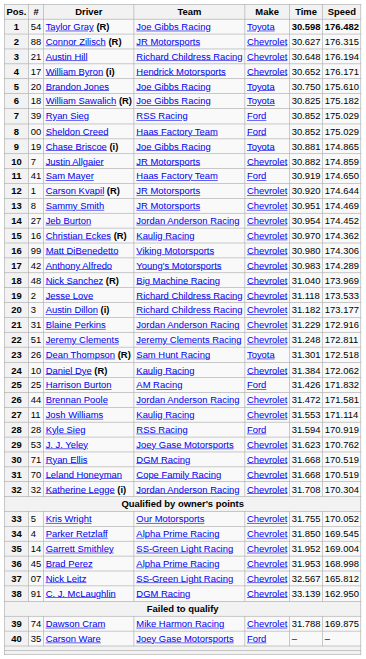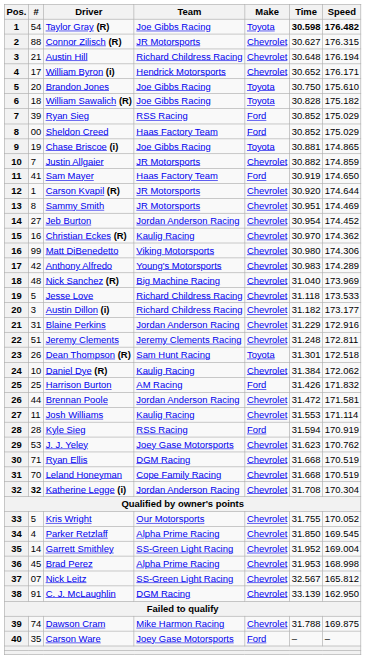(306, 101) 30.825 -> (306, 101) 30.828
(33, 295) 2 -> (33, 295) 5
(36, 489) normal -> (36, 489) bold
